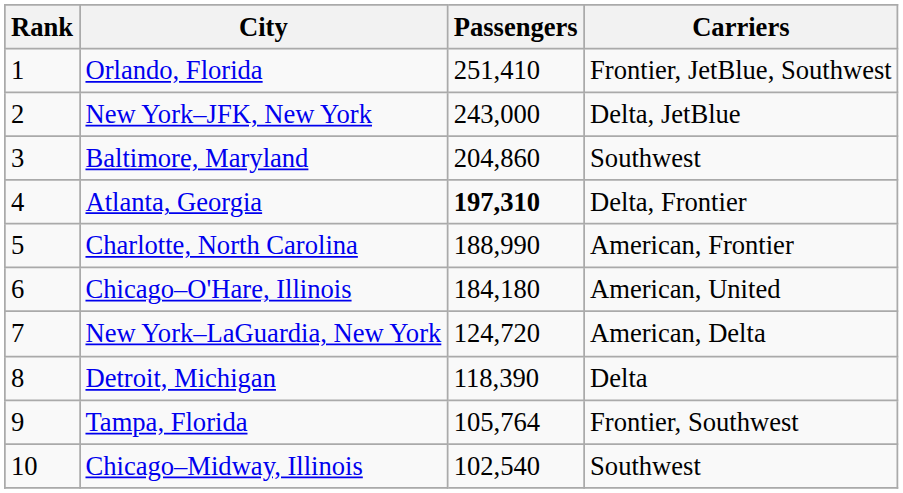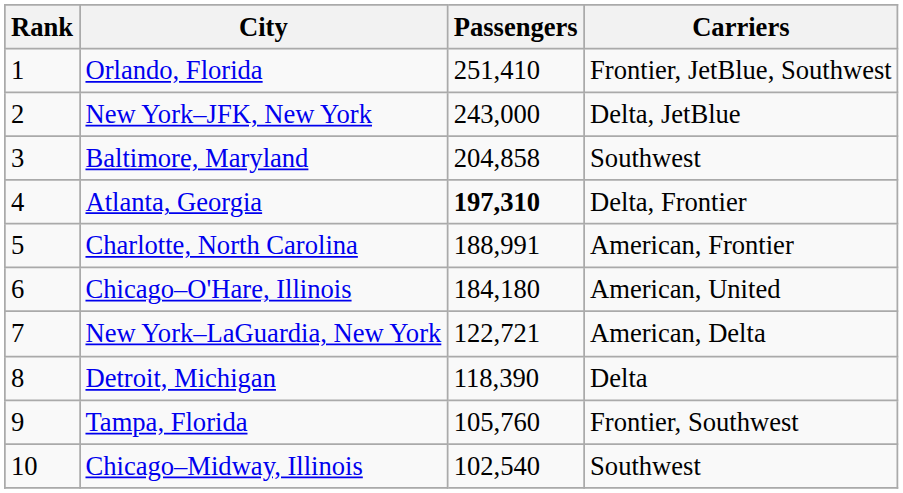(497, 158) 204,860 -> (497, 158) 204,858
(497, 245) 188,990 -> (497, 245) 188,991
(497, 333) 124,720 -> (497, 333) 122,721
(497, 421) 105,764 -> (497, 421) 105,760
